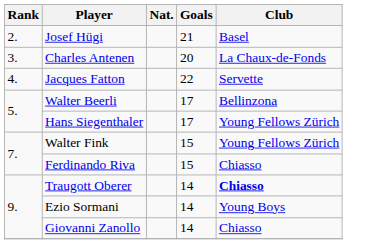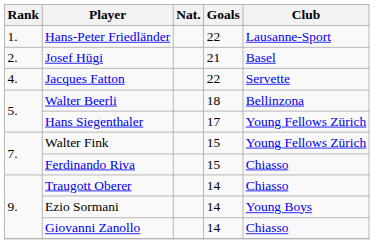+ row: (108, 36)
- row: (90, 57)
(187, 100) 17 -> (214, 100) 18
(241, 185) bold -> (267, 185) normal
